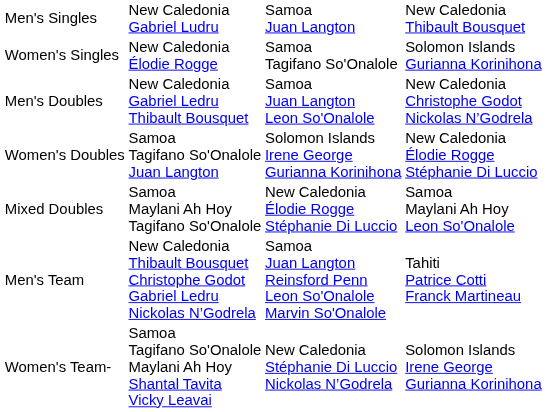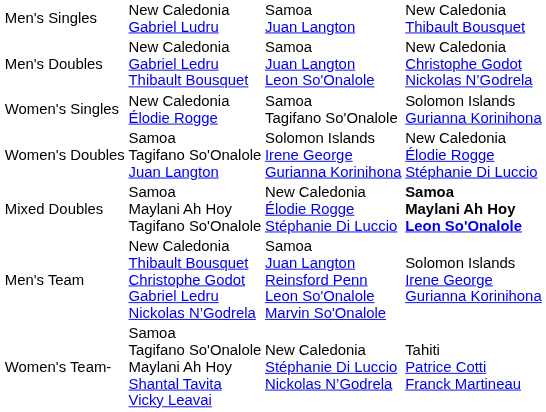rows swapped: (62, 55) <-> (54, 101)
(460, 209) normal -> (464, 209) bold
(463, 279) Tahiti Patrice Cotti Franck Martineau -> (473, 279) Solomon Islands Irene George Gurianna Korinihona
(473, 367) Solomon Islands Irene George Gurianna Korinihona -> (463, 367) Tahiti Patrice Cotti Franck Martineau
